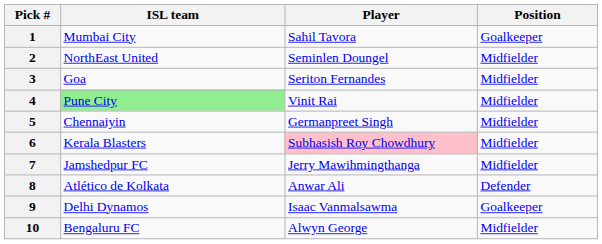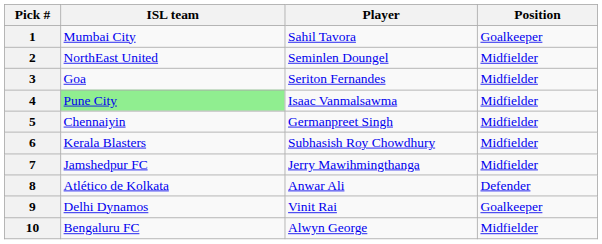(312, 100) Vinit Rai -> (343, 100) Isaac Vanmalsawma
(362, 143) pink background -> (362, 143) no background
(343, 206) Isaac Vanmalsawma -> (312, 206) Vinit Rai
